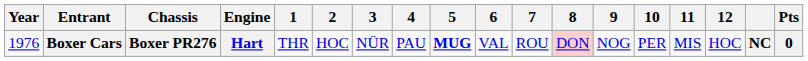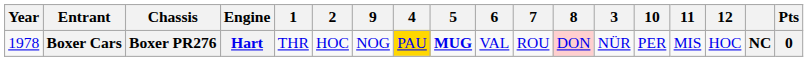columns swapped: (373, 17) <-> (614, 17)
(24, 43) 1976 -> (24, 43) 1978
(411, 43) no background -> (412, 43) gold background
